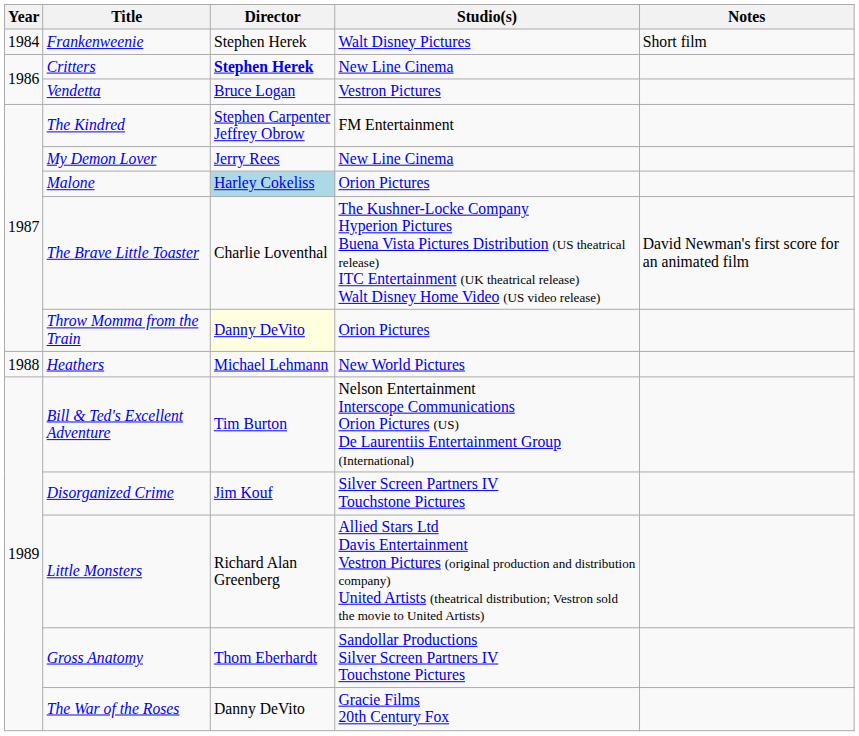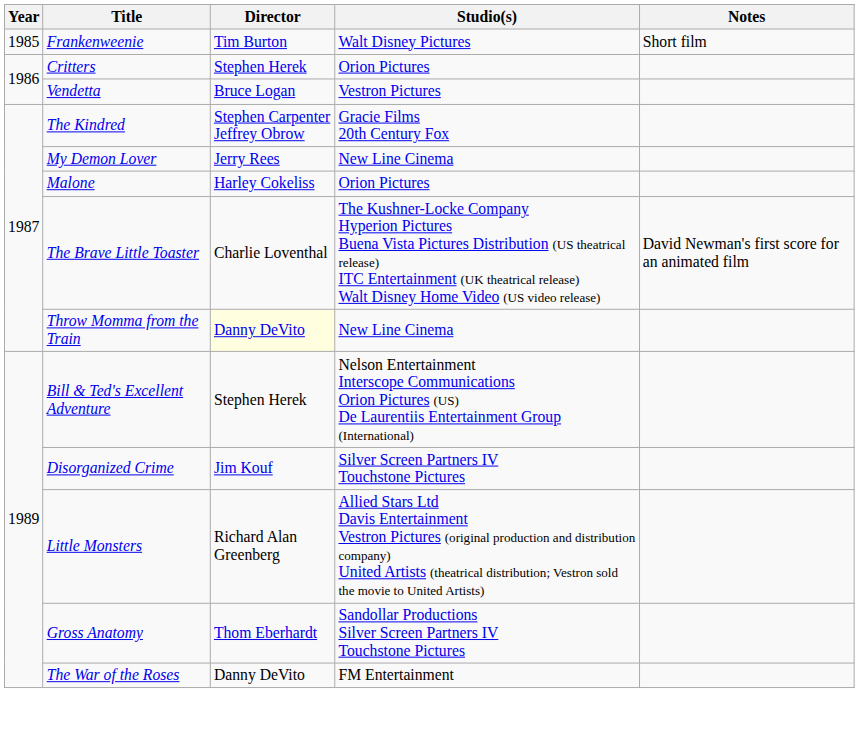(24, 41) 1984 -> (24, 41) 1985
(260, 41) Stephen Herek -> (250, 41) Tim Burton
(264, 66) bold -> (260, 66) normal
(396, 66) New Line Cinema -> (384, 66) Orion Pictures
(396, 125) FM Entertainment -> (394, 125) Gracie Films 20th Century Fox
(264, 183) lightblue background -> (264, 183) no background
(384, 330) Orion Pictures -> (396, 330) New Line Cinema
- row: (75, 364)
(250, 424) Tim Burton -> (260, 399) Stephen Herek
(394, 709) Gracie Films 20th Century Fox -> (396, 675) FM Entertainment
